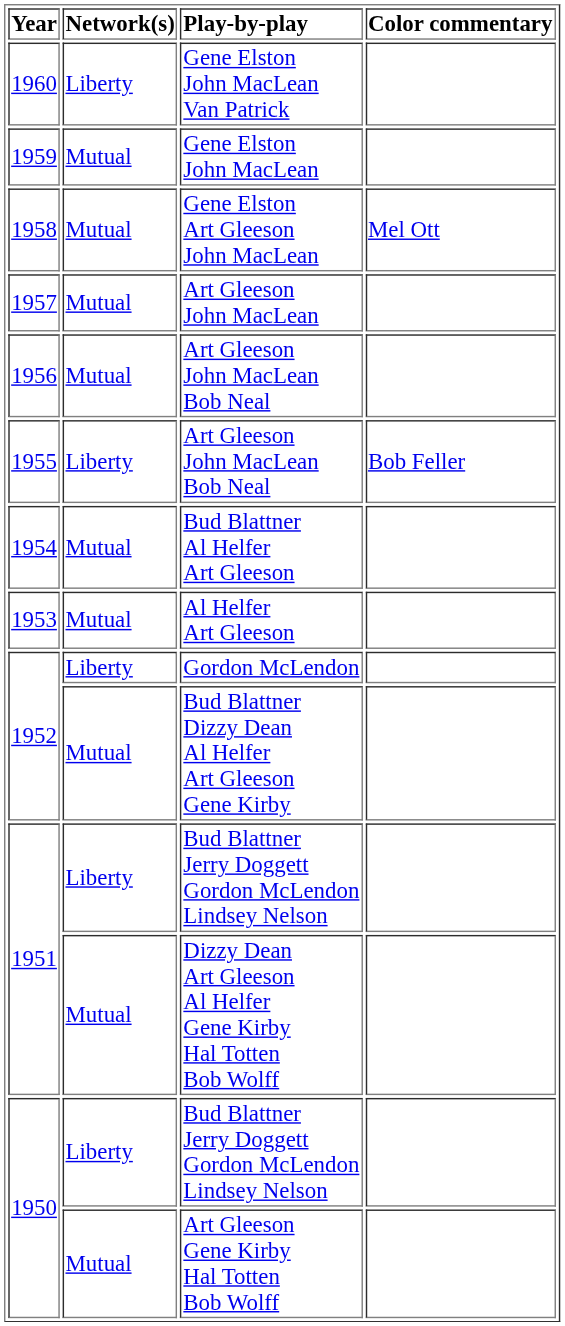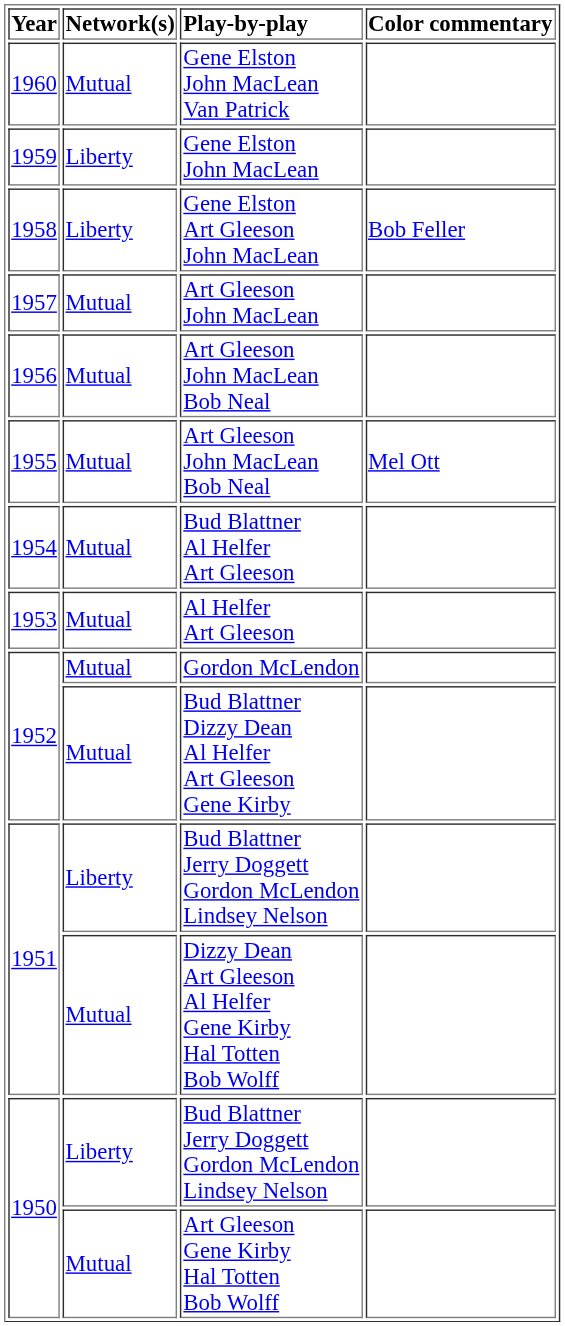(99, 83) Liberty -> (99, 83) Mutual
(99, 156) Mutual -> (99, 156) Liberty
(99, 229) Mutual -> (99, 229) Liberty
(404, 229) Mel Ott -> (417, 229) Bob Feller
(99, 461) Liberty -> (99, 461) Mutual
(417, 461) Bob Feller -> (404, 461) Mel Ott
(99, 667) Liberty -> (99, 667) Mutual
